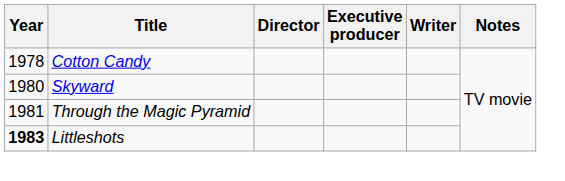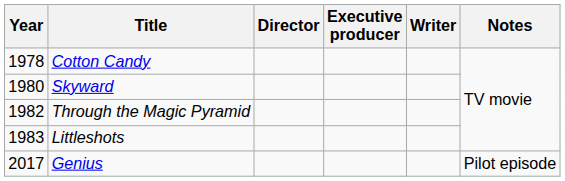(26, 112) 1981 -> (26, 112) 1982
(26, 138) bold -> (26, 138) normal
+ row: (77, 163)
